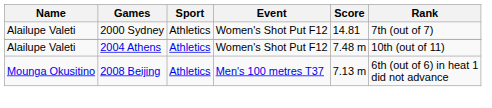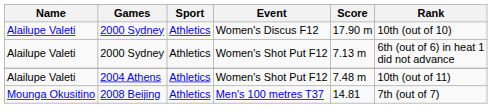+ row: (132, 31)
(346, 31) 14.81 -> (349, 54) 7.13 m
(402, 31) 7th (out of 7) -> (431, 54) 6th (out of 6) in heat 1 did not advance
(349, 71) 7.13 m -> (346, 95) 14.81
(425, 71) 6th (out of 6) in heat 1 did not advance -> (408, 95) 7th (out of 7)
